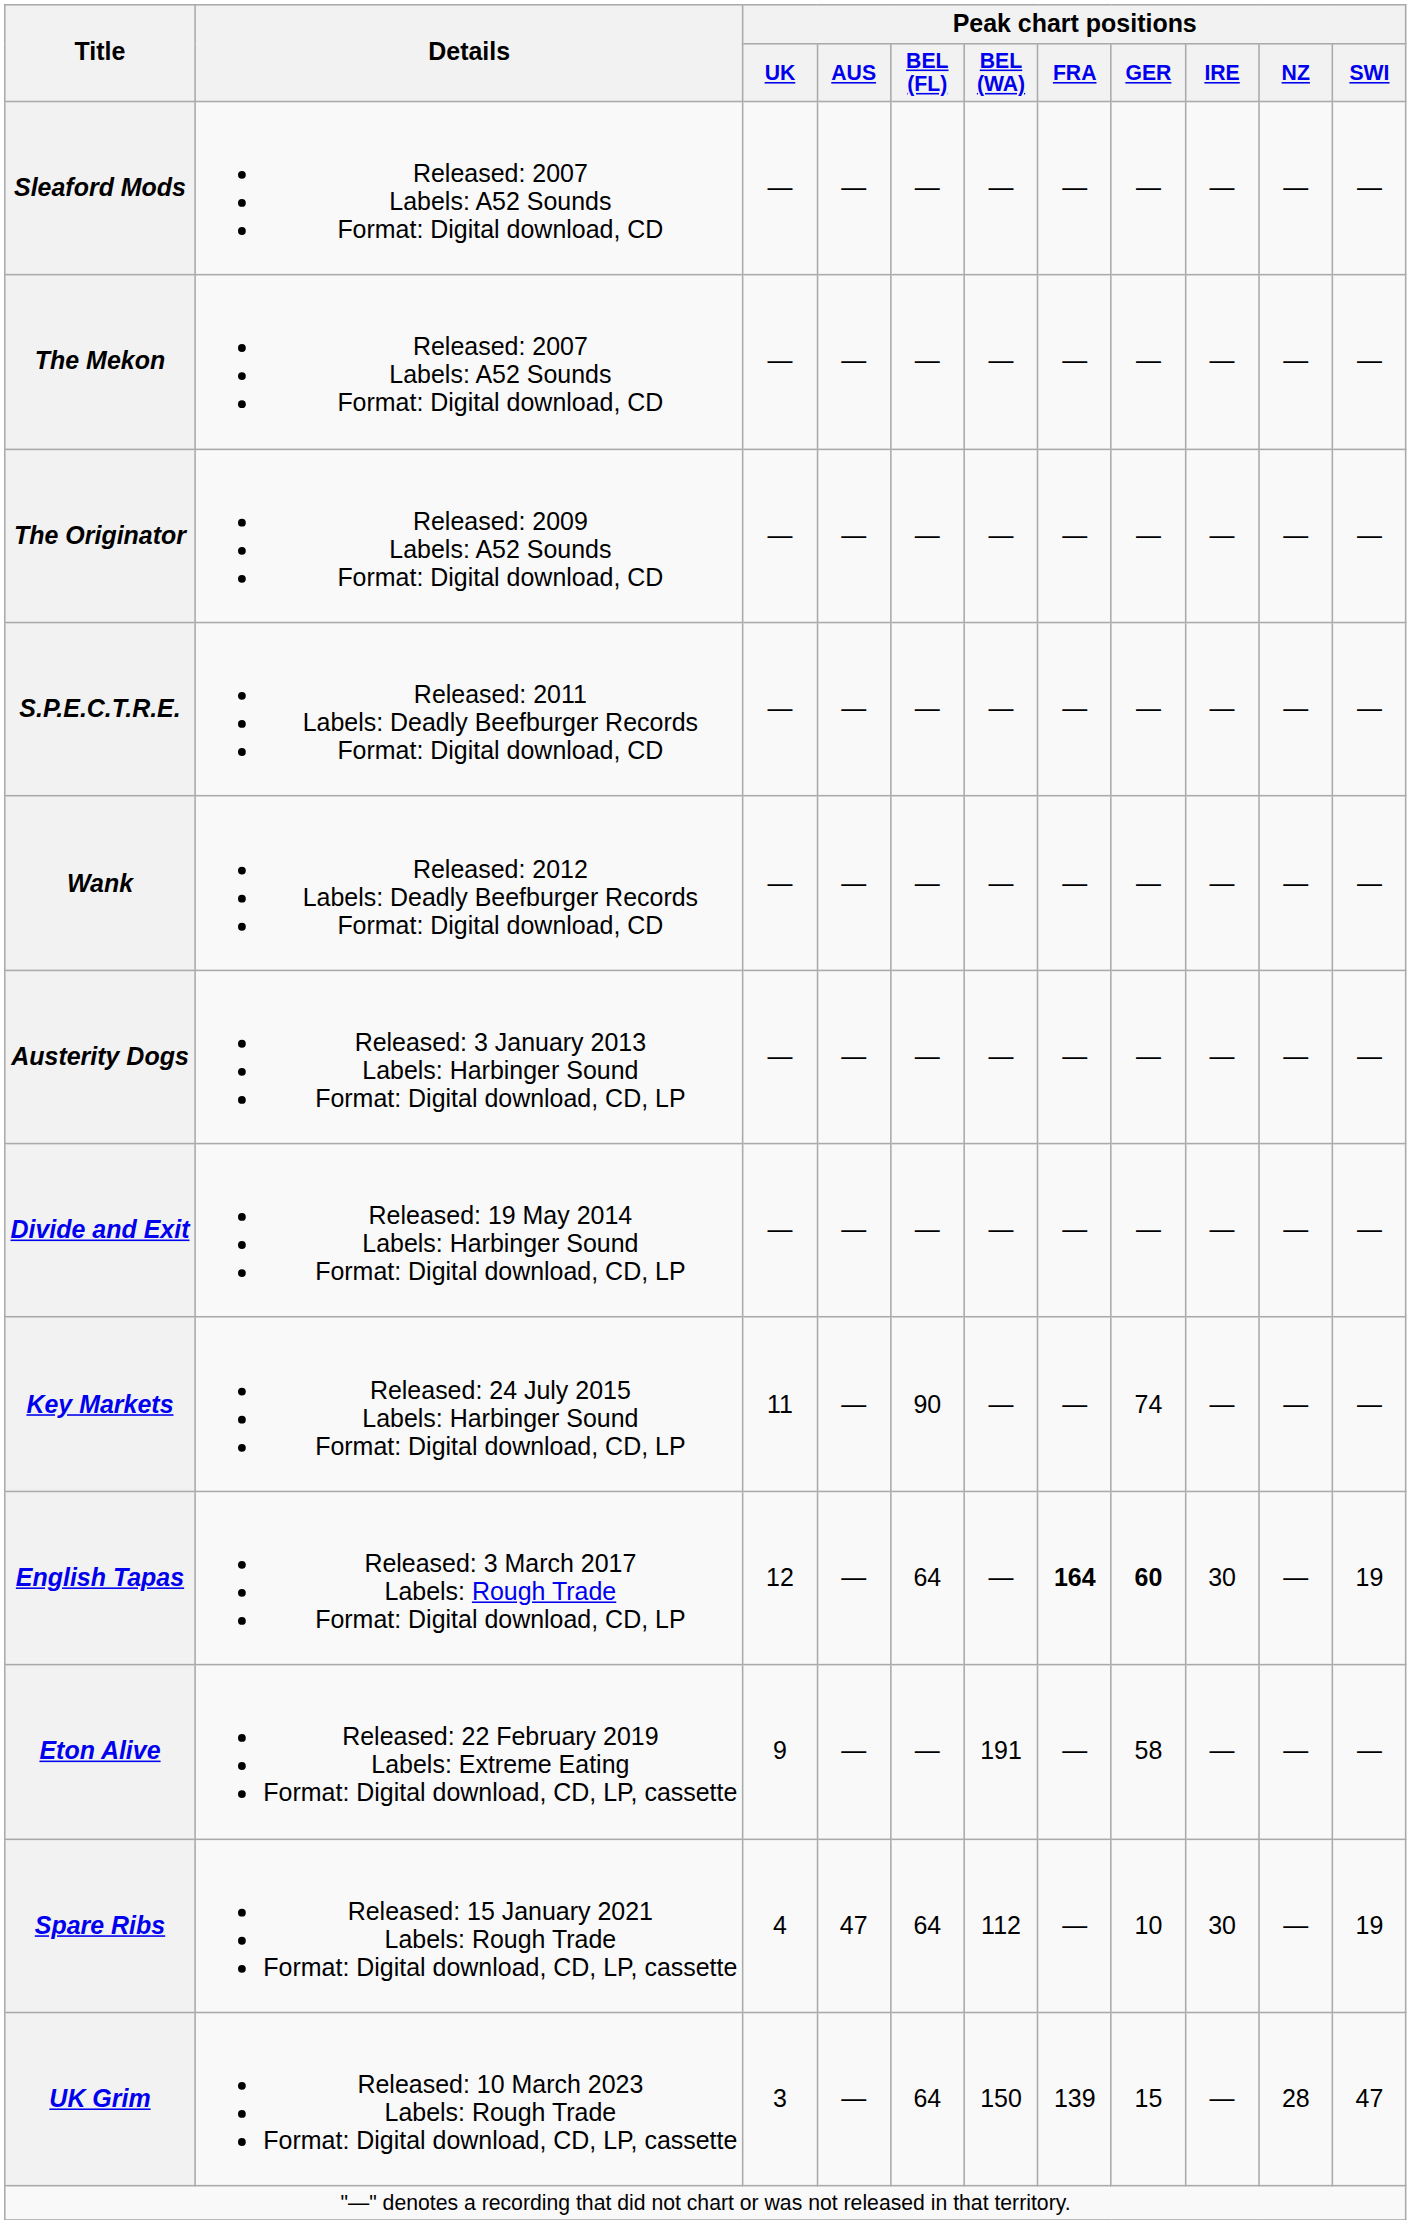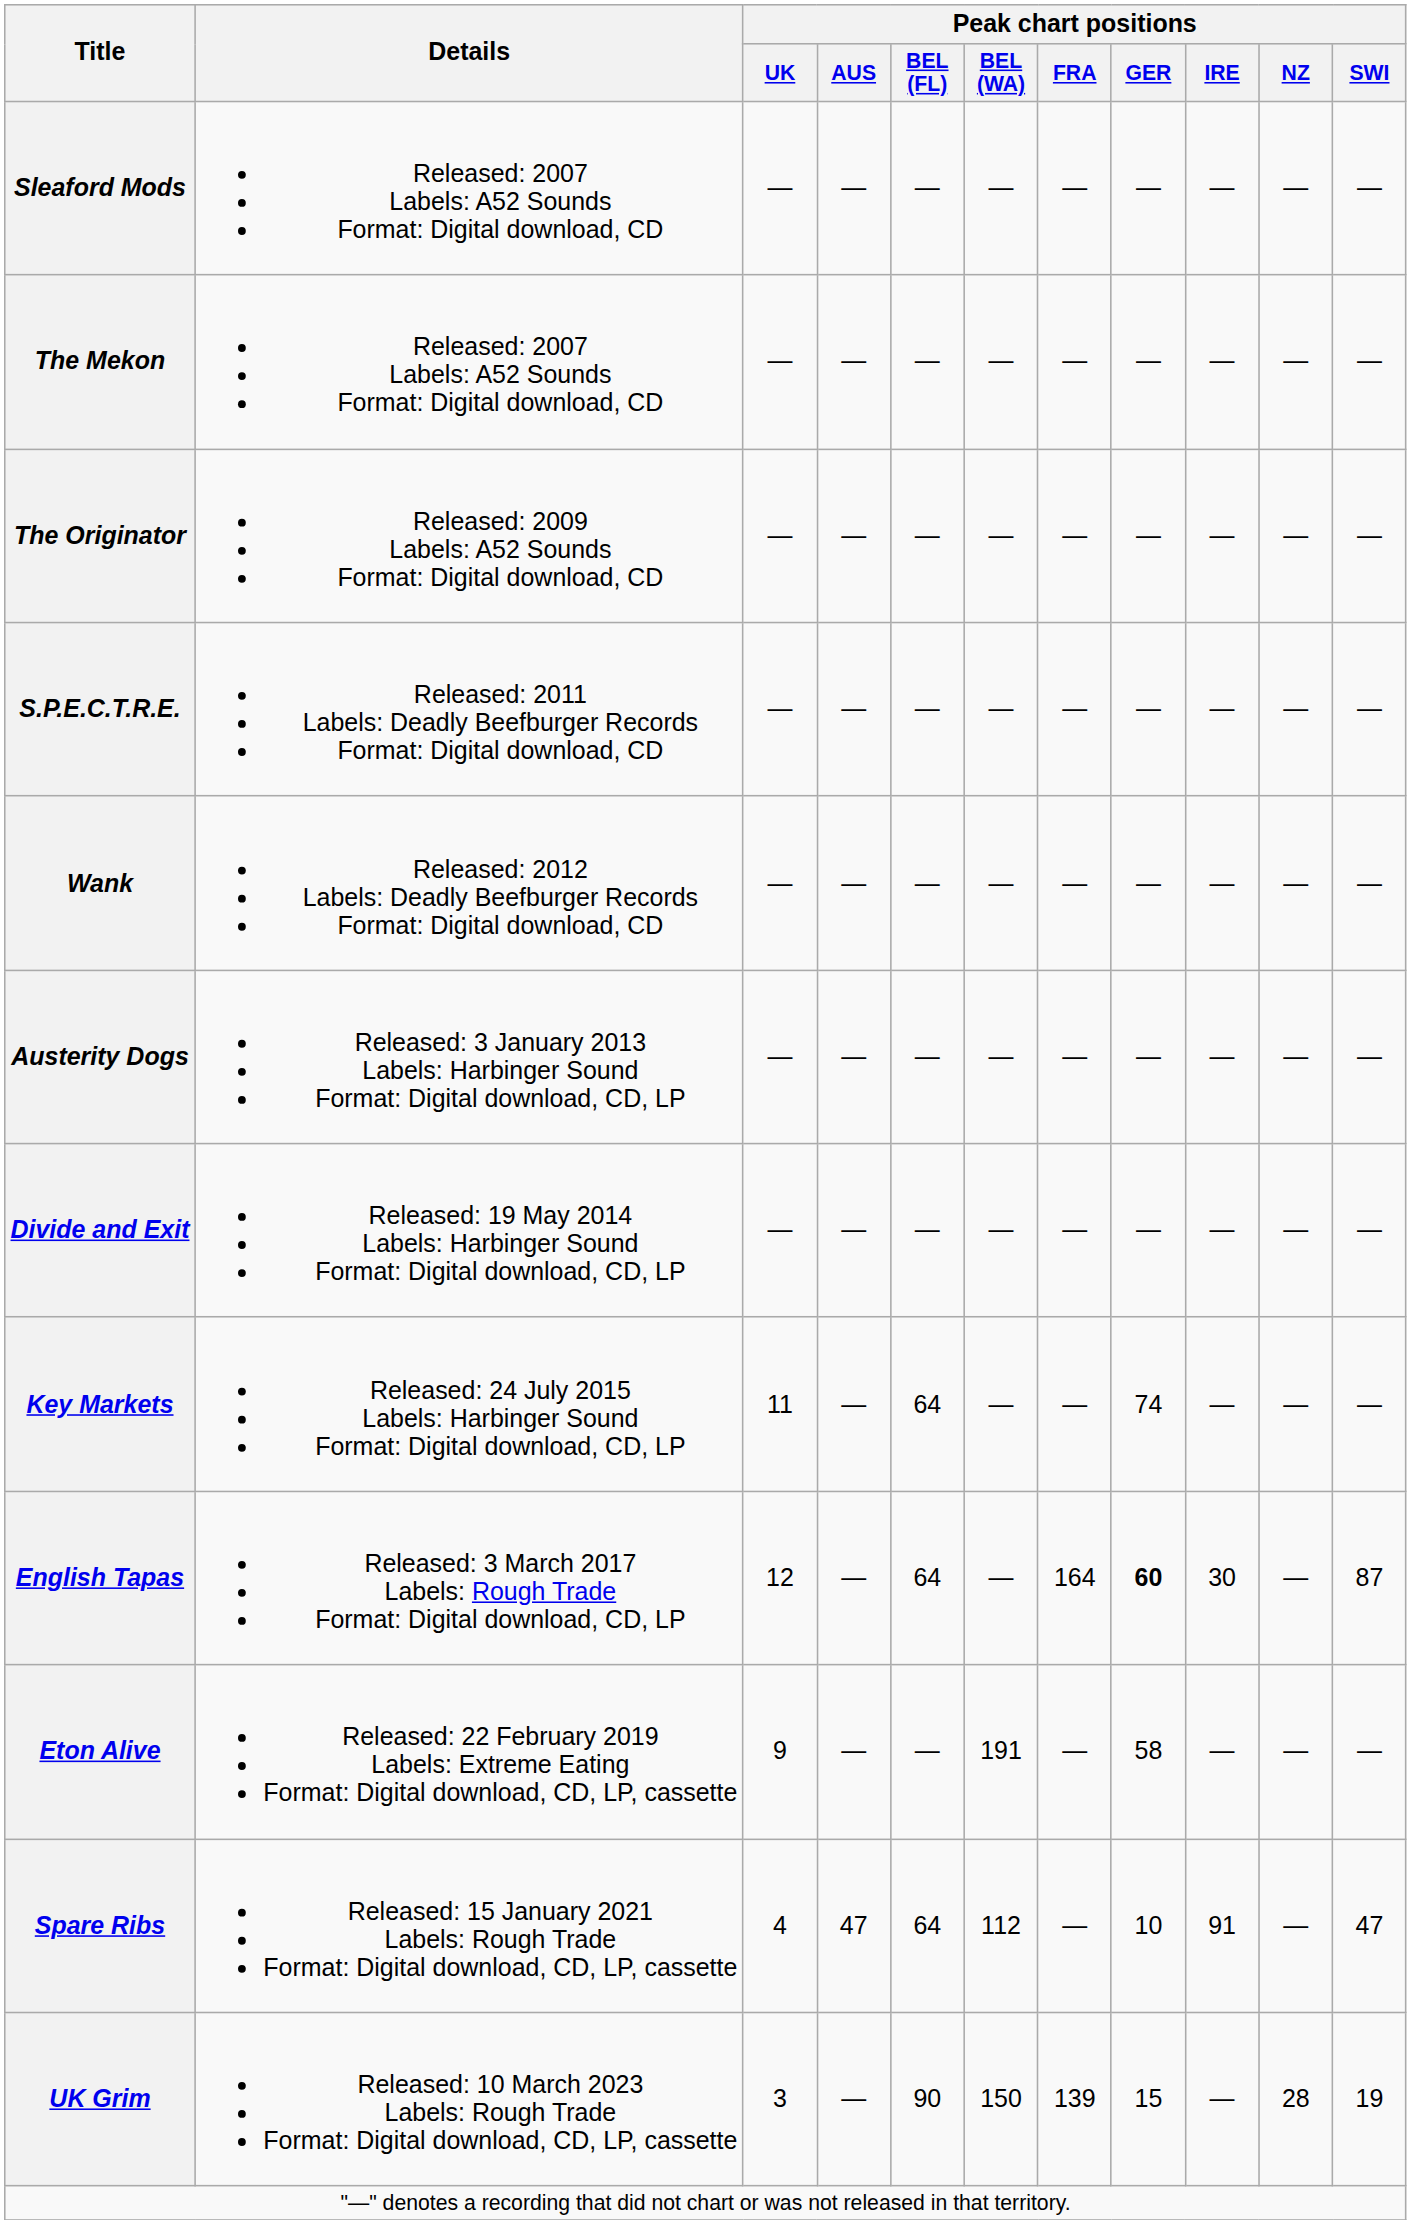(927, 1404) 90 -> (927, 1404) 64
(1075, 1577) bold -> (1075, 1577) normal
(1369, 1577) 19 -> (1369, 1577) 87
(1222, 1925) 30 -> (1222, 1925) 91
(1369, 1925) 19 -> (1369, 1925) 47
(927, 2098) 64 -> (927, 2098) 90
(1369, 2098) 47 -> (1369, 2098) 19
